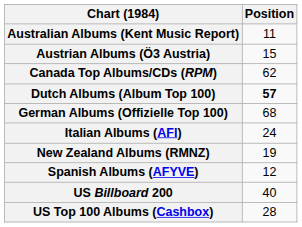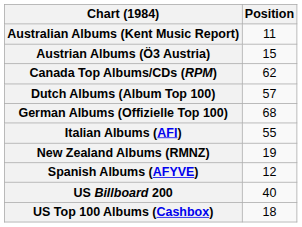(269, 93) bold -> (269, 93) normal
(269, 133) 24 -> (269, 133) 55
(269, 212) 28 -> (269, 212) 18
